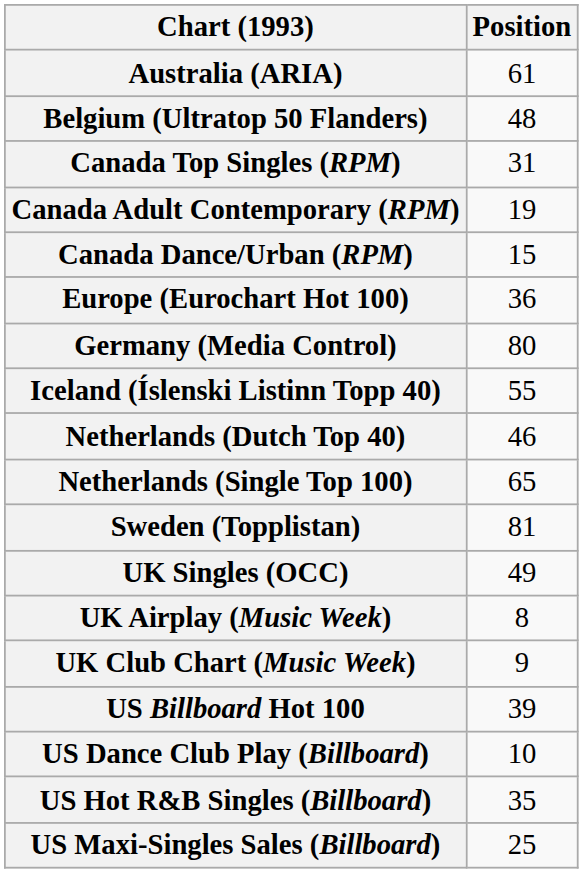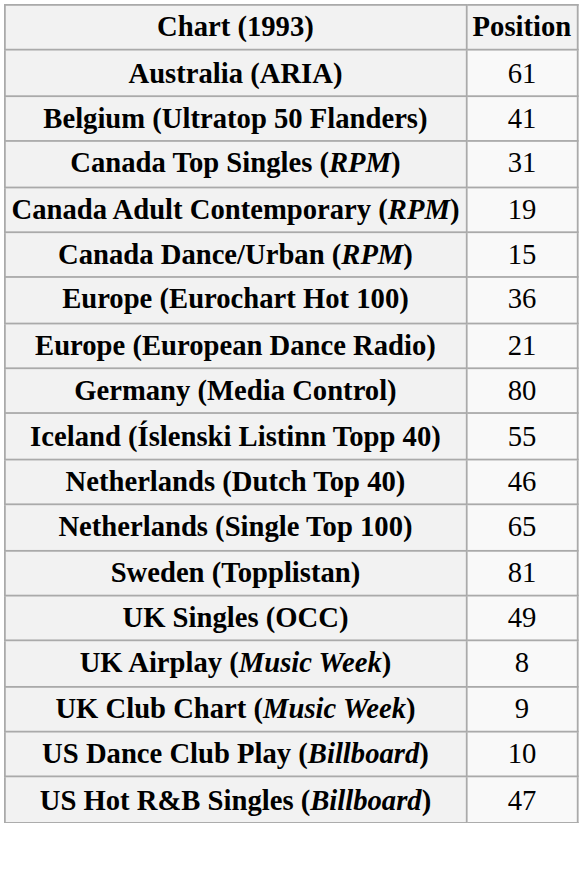(522, 118) 48 -> (522, 118) 41
+ row: (235, 345)
- row: (235, 708)
(522, 799) 35 -> (522, 799) 47
- row: (235, 844)
